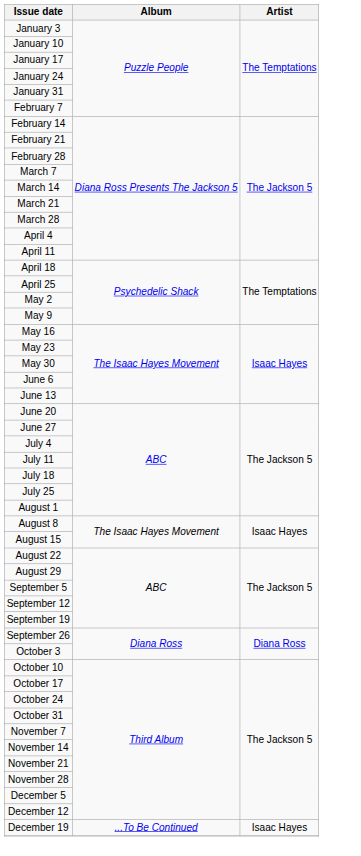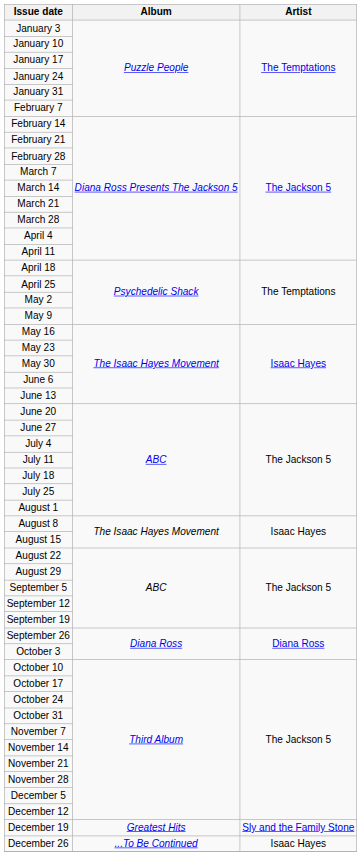(156, 827) ...To Be Continued -> (156, 827) Greatest Hits
(279, 827) Isaac Hayes -> (298, 827) Sly and the Family Stone
+ row: (38, 843)
